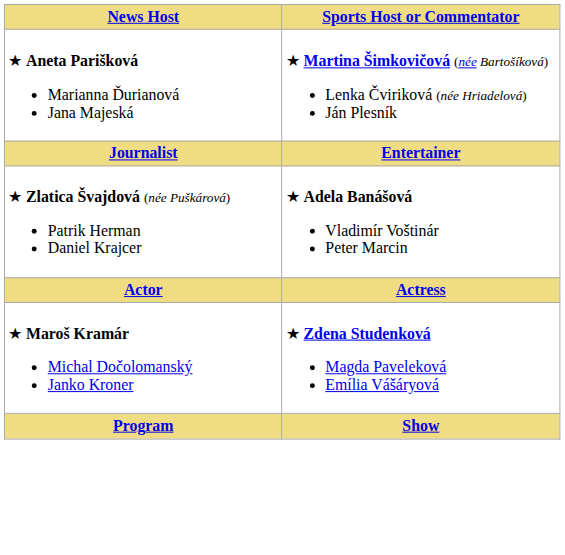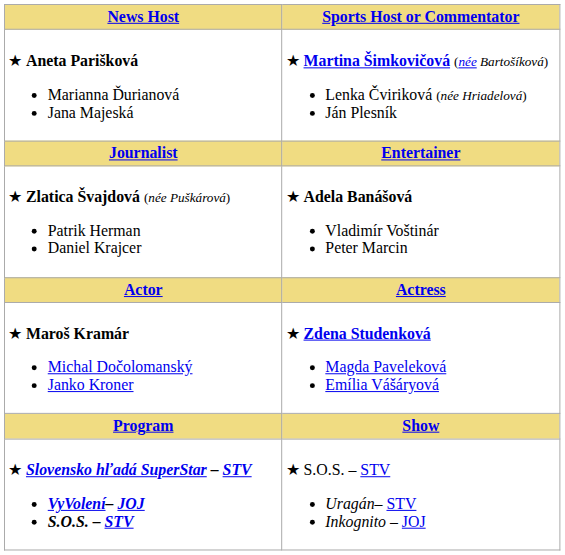+ row: (143, 496)
